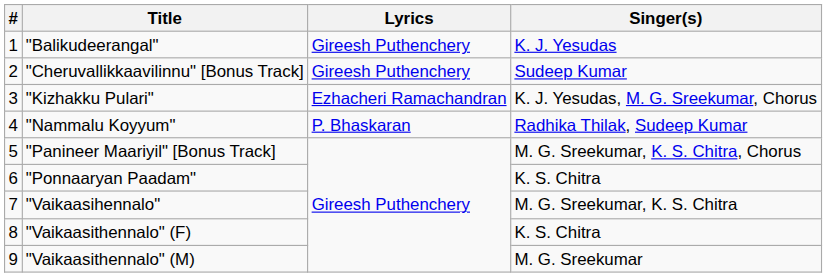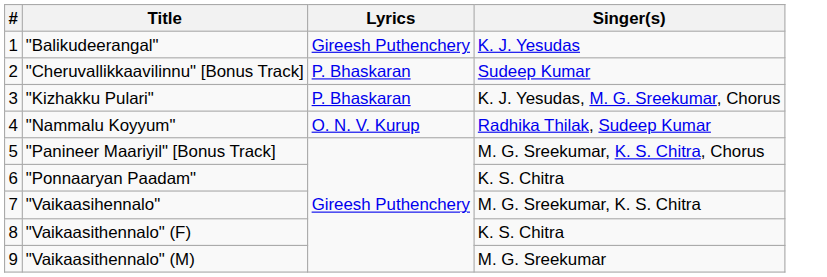(391, 72) Gireesh Puthenchery -> (361, 72) P. Bhaskaran
(409, 98) Ezhacheri Ramachandran -> (361, 98) P. Bhaskaran
(361, 125) P. Bhaskaran -> (366, 125) O. N. V. Kurup
